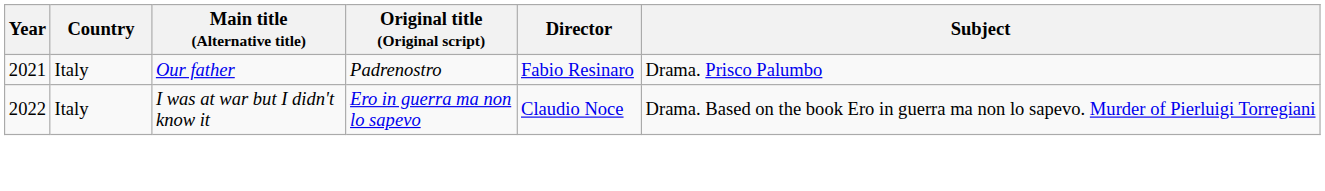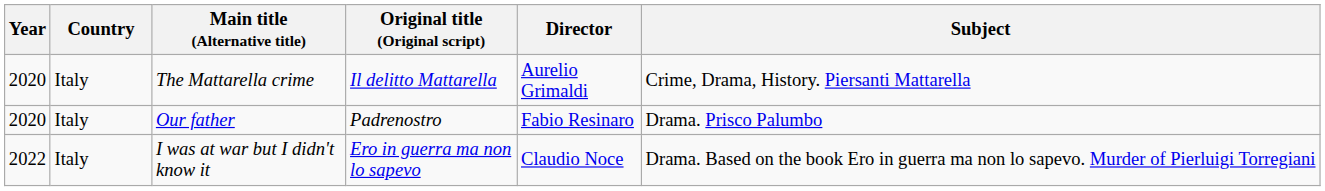+ row: (235, 79)
(27, 69) 2021 -> (27, 119) 2020
